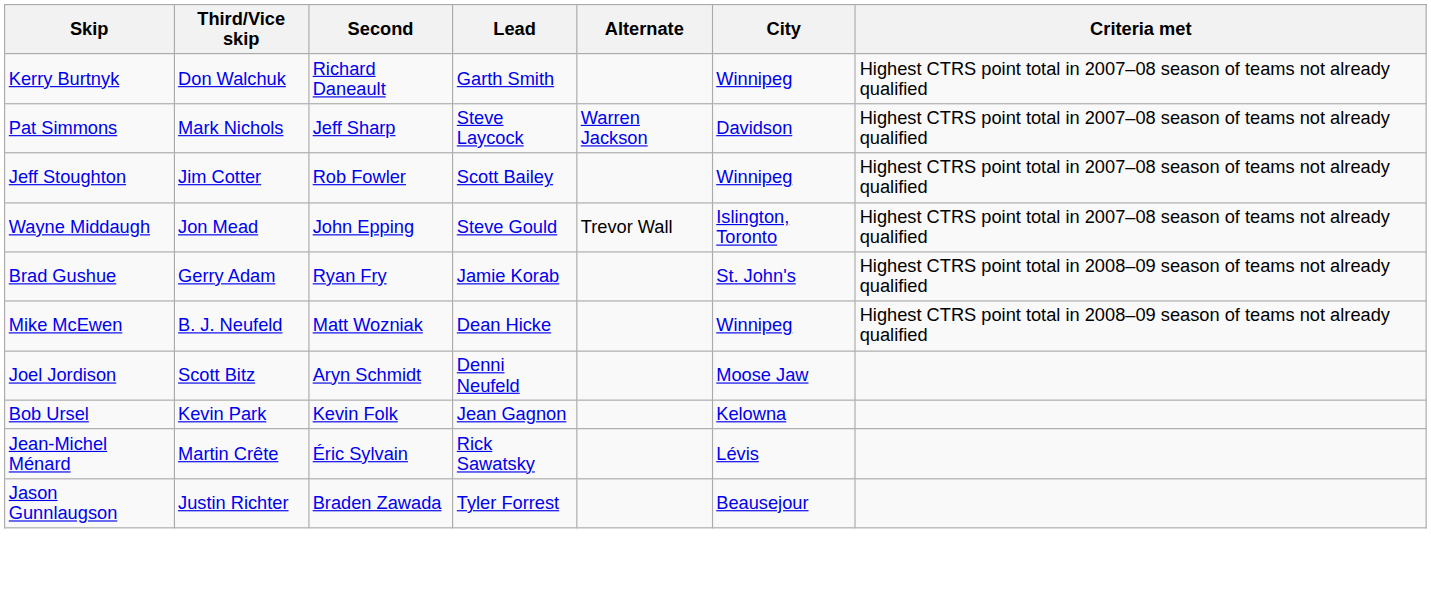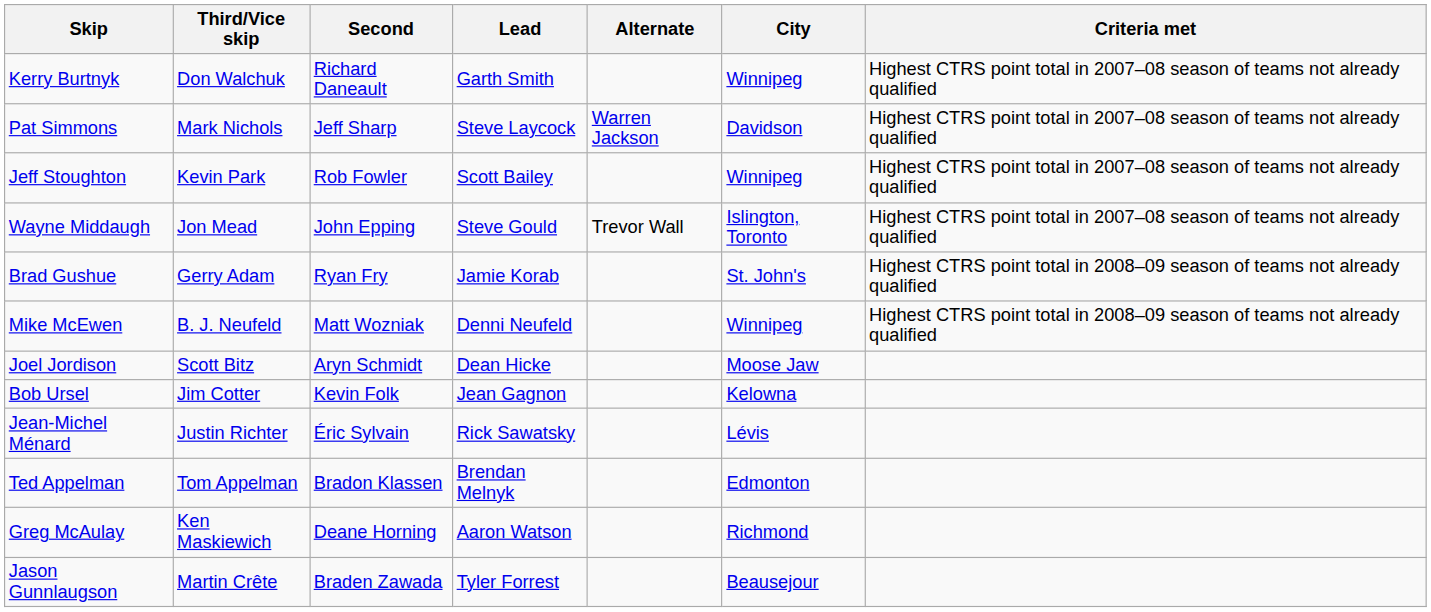(220, 177) Jim Cotter -> (221, 177) Kevin Park
(504, 325) Dean Hicke -> (514, 325) Denni Neufeld
(488, 375) Denni Neufeld -> (504, 365) Dean Hicke
(222, 414) Kevin Park -> (219, 394) Jim Cotter
(228, 453) Martin Crête -> (232, 433) Justin Richter
+ row: (67, 482)
+ row: (67, 532)
(233, 503) Justin Richter -> (227, 581) Martin Crête
